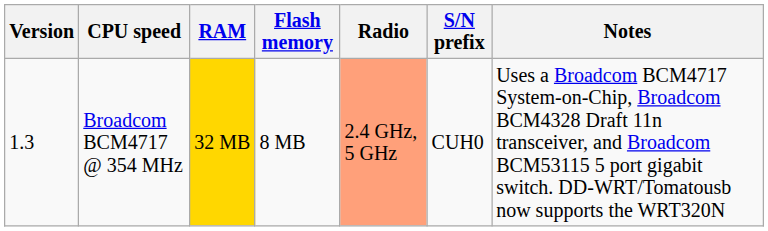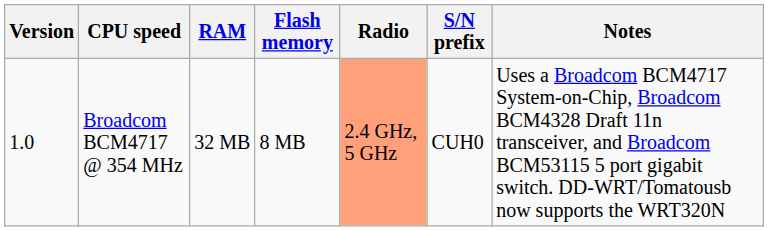(22, 142) 1.3 -> (22, 142) 1.0
(222, 142) gold background -> (222, 142) no background
